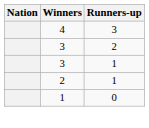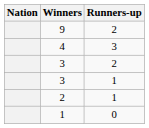+ row: (62, 30)
